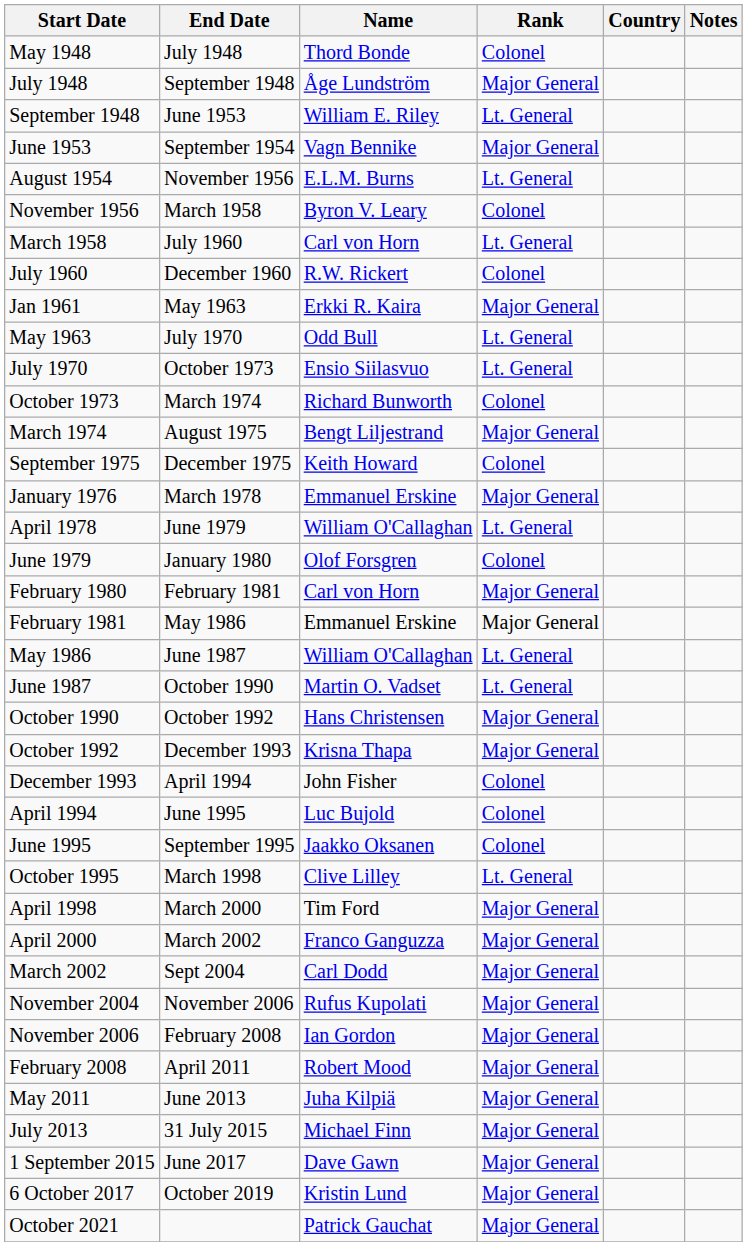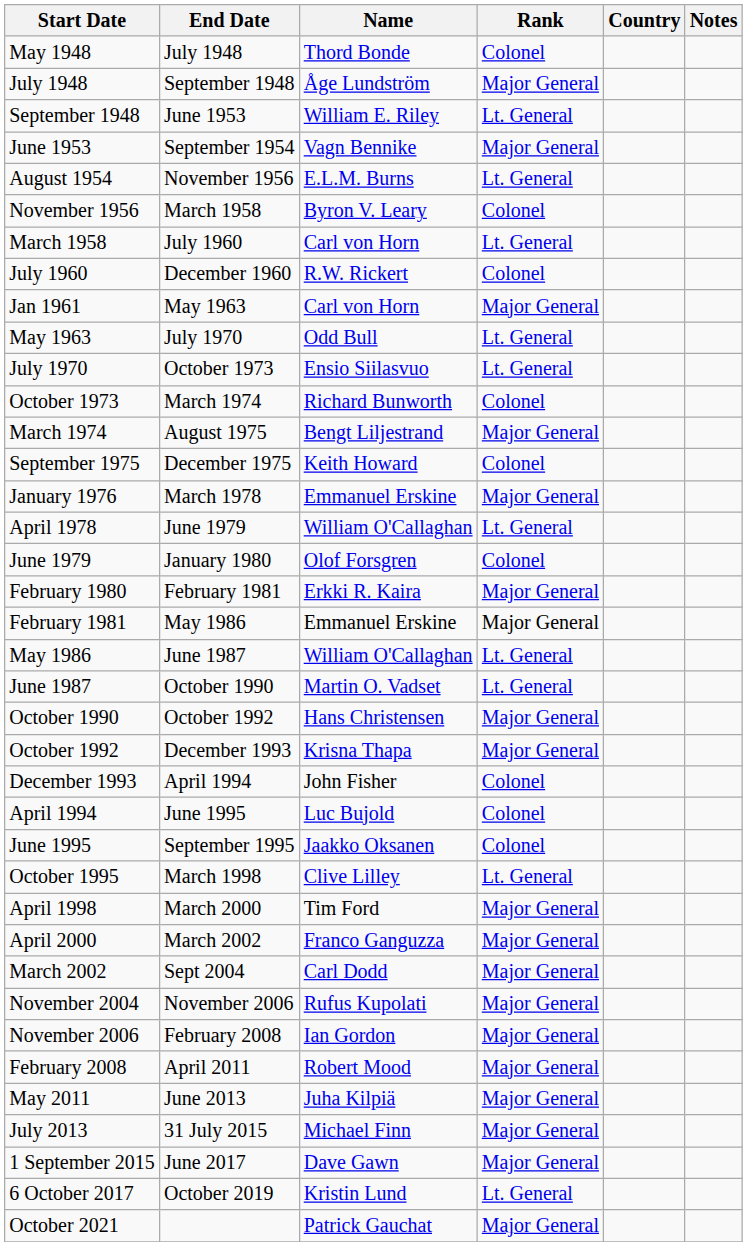(362, 305) Erkki R. Kaira -> (362, 305) Carl von Horn
(362, 591) Carl von Horn -> (362, 591) Erkki R. Kaira
(540, 1193) Major General -> (527, 1193) Lt. General
